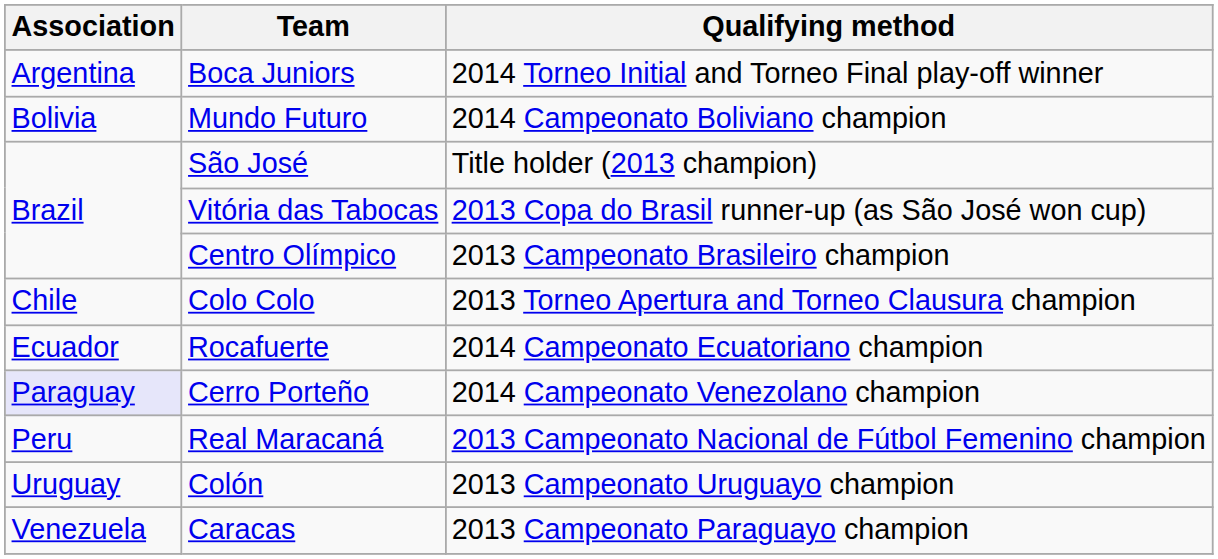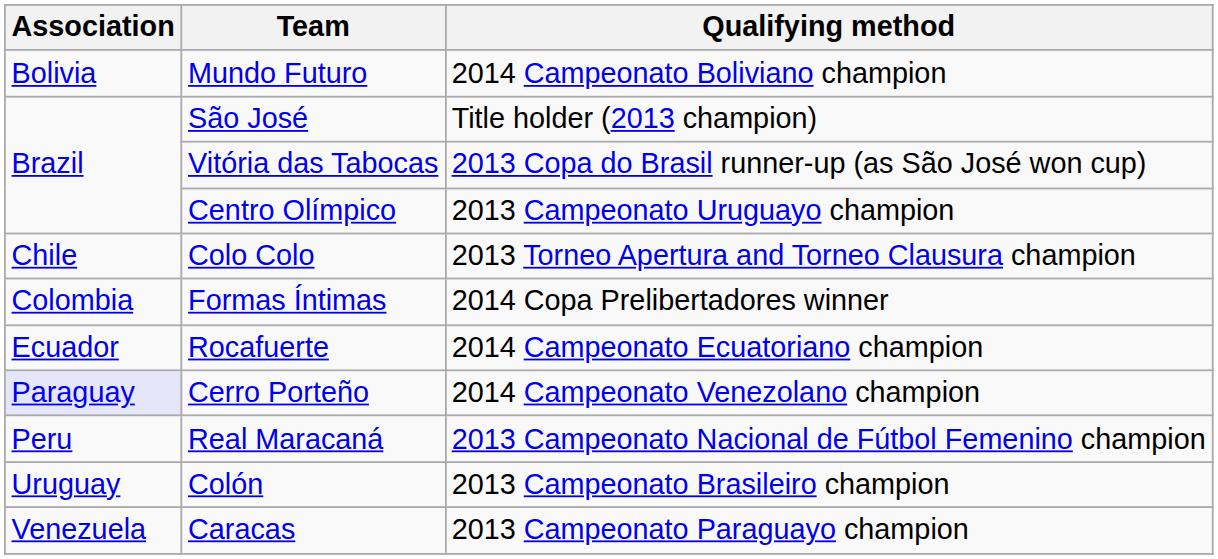- row: (271, 73)
(701, 255) 2013 Campeonato Brasileiro champion -> (703, 210) 2013 Campeonato Uruguayo champion
+ row: (287, 301)
(703, 484) 2013 Campeonato Uruguayo champion -> (701, 484) 2013 Campeonato Brasileiro champion
